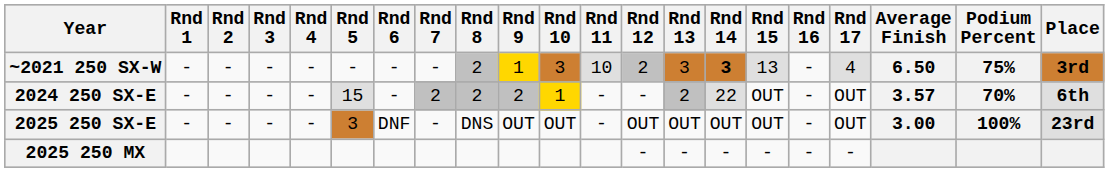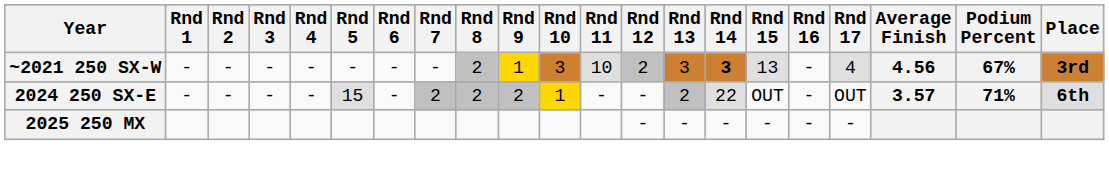(914, 67) 6.50 -> (914, 67) 4.56
(999, 67) 75% -> (999, 67) 67%
(999, 96) 70% -> (999, 96) 71%
- row: (85, 124)
